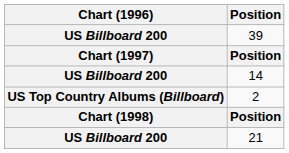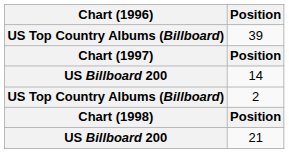(116, 35) US Billboard 200 -> (116, 35) US Top Country Albums (Billboard)
